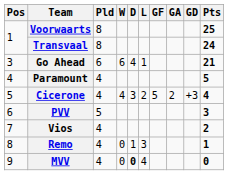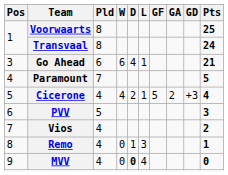(99, 79) 4 -> (99, 79) 7
(133, 95) 3 -> (133, 95) 2
(144, 95) 2 -> (144, 95) 1
